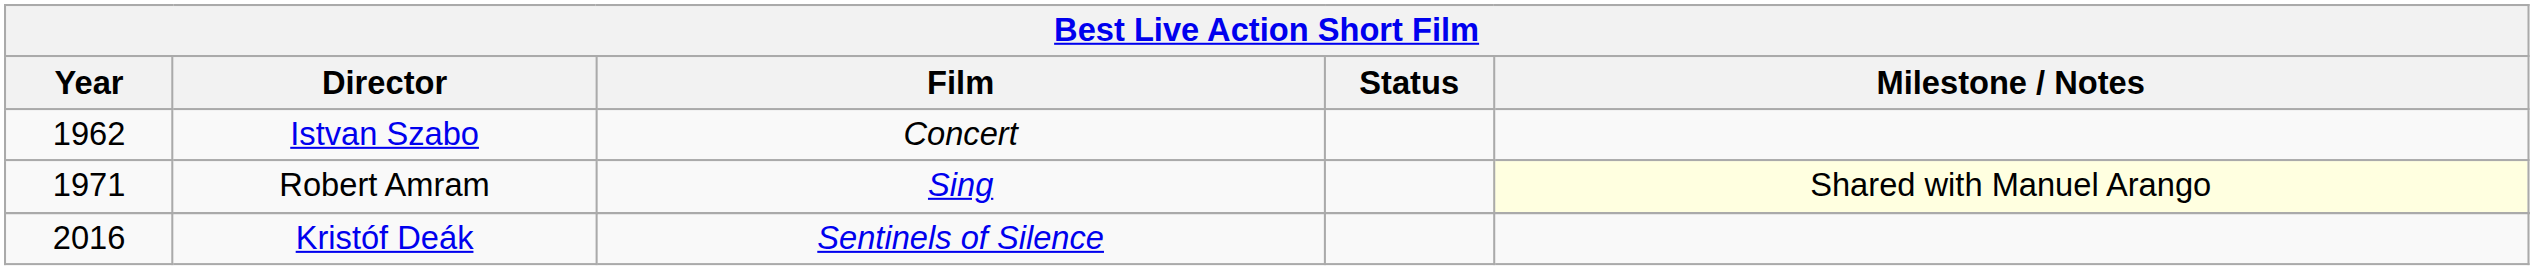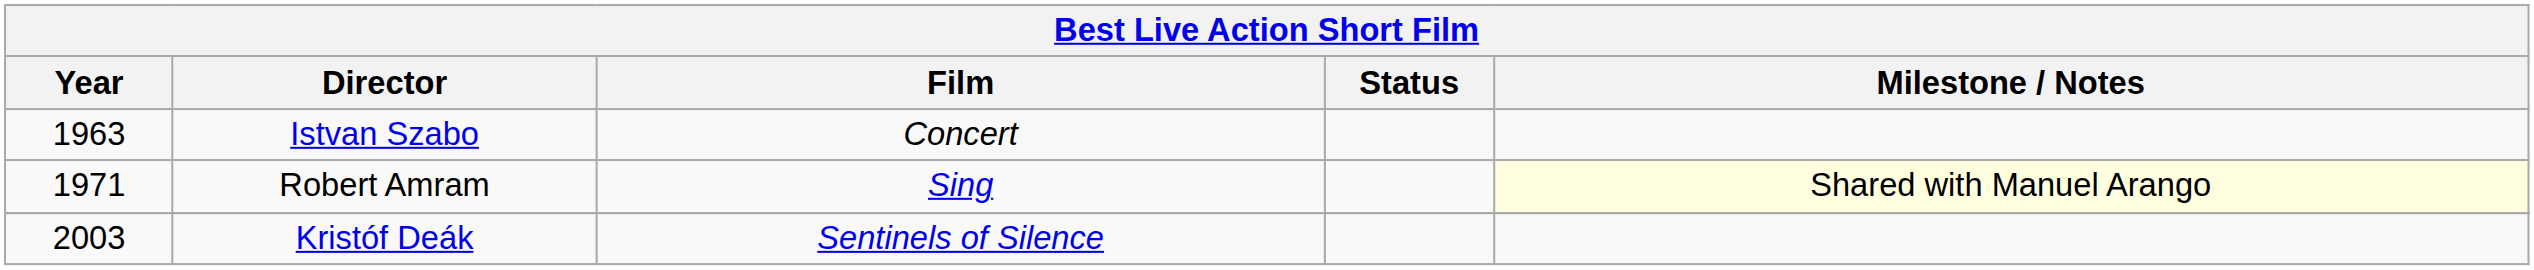(89, 133) 1962 -> (89, 133) 1963
(89, 237) 2016 -> (89, 237) 2003
